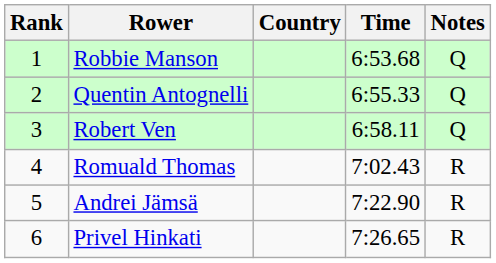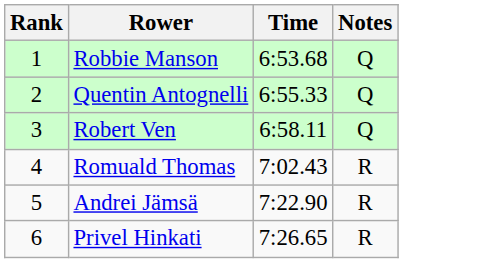- column: (300, 22)
